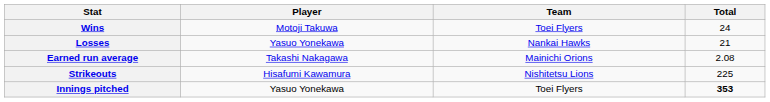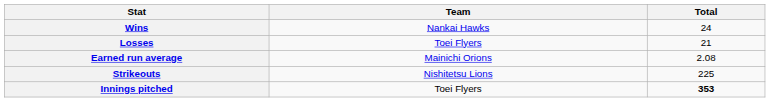- column: (307, 12)
(559, 27) Toei Flyers -> (458, 27) Nankai Hawks
(559, 43) Nankai Hawks -> (458, 43) Toei Flyers
